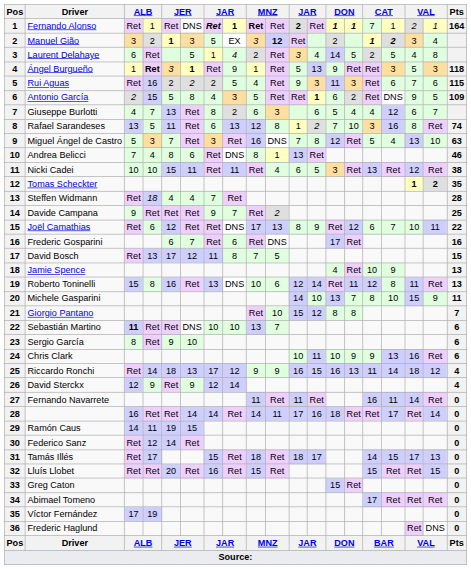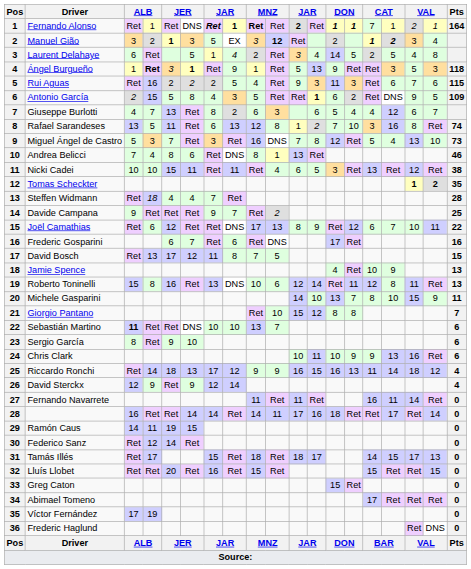(457, 140) 63 -> (457, 140) 73
